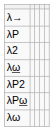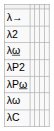- row: (13, 34)
+ row: (13, 118)
